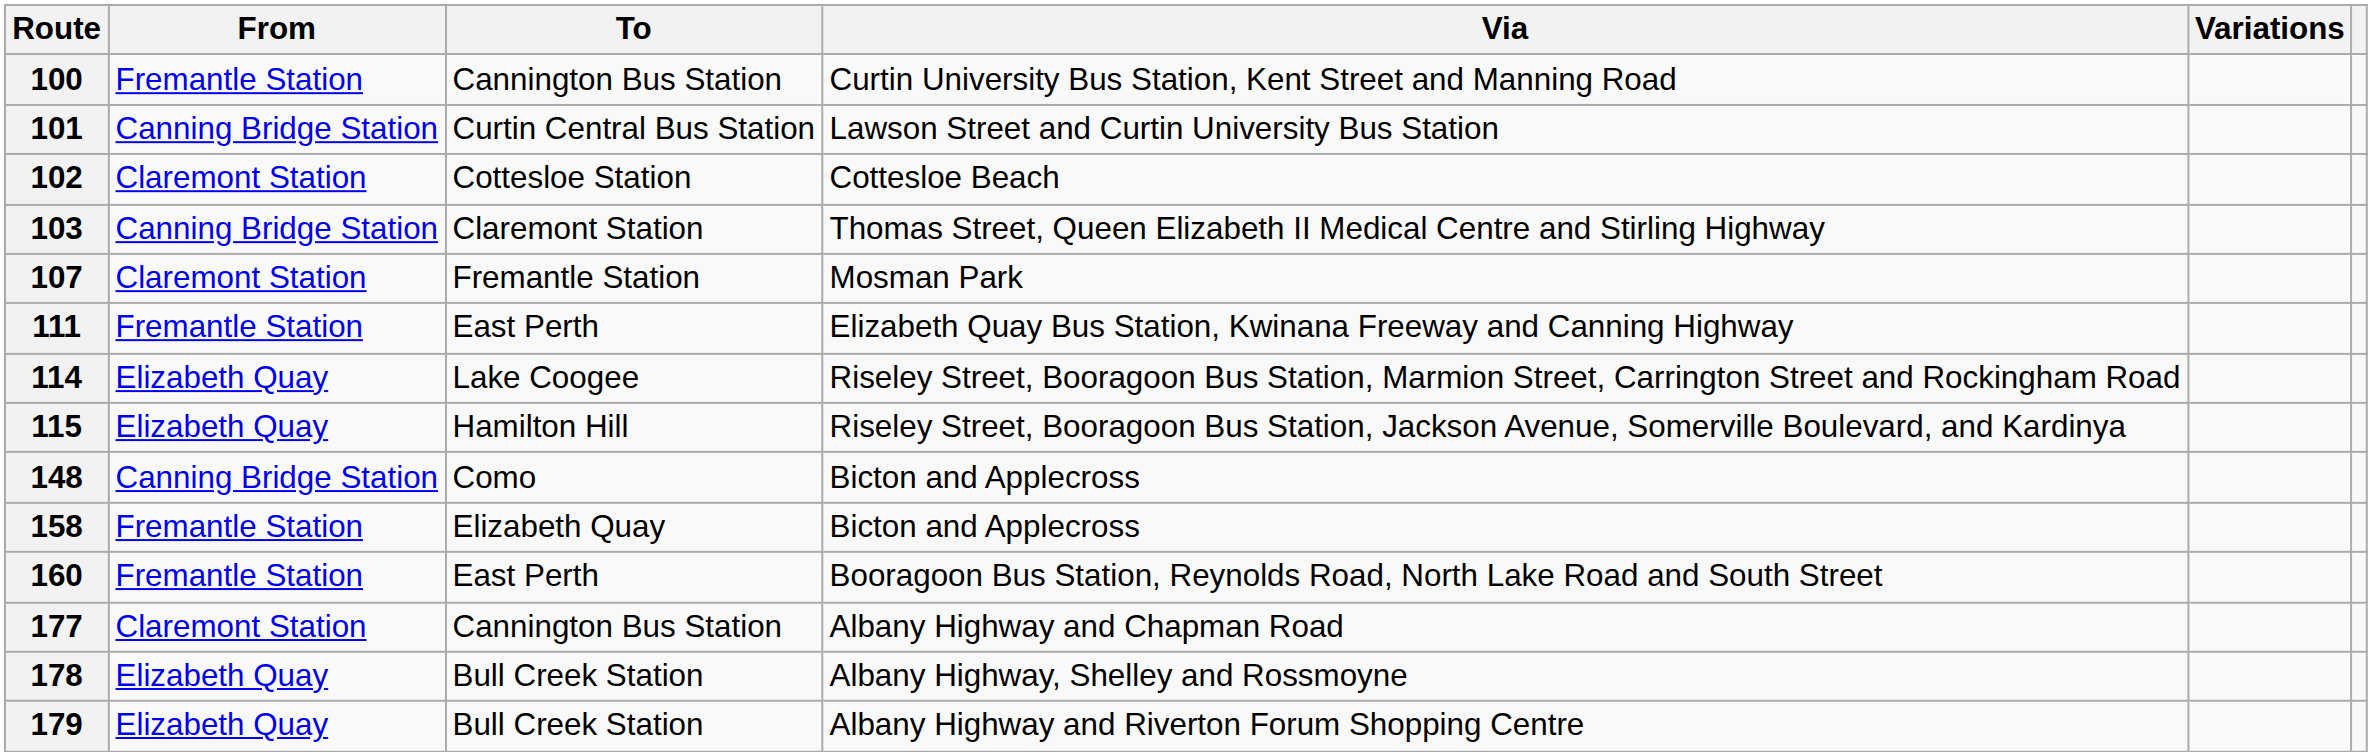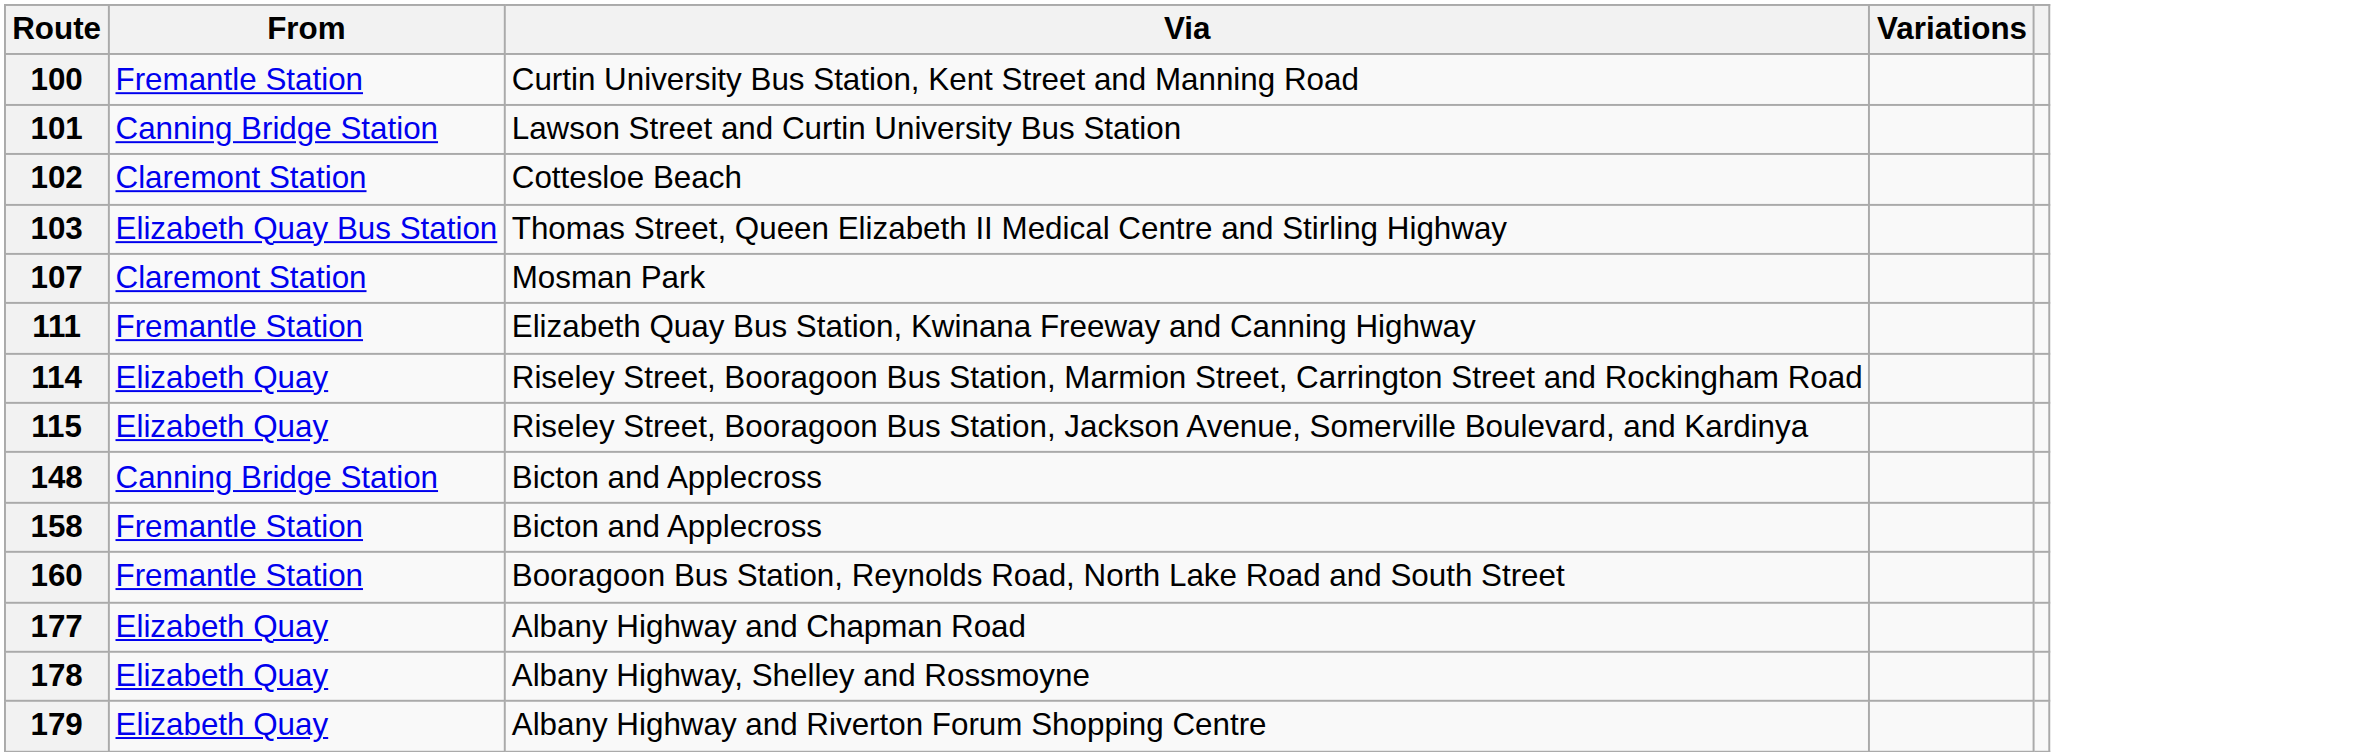- column: (634, 29)
(277, 228) Canning Bridge Station -> (306, 228) Elizabeth Quay Bus Station
(241, 626) Claremont Station -> (222, 626) Elizabeth Quay
